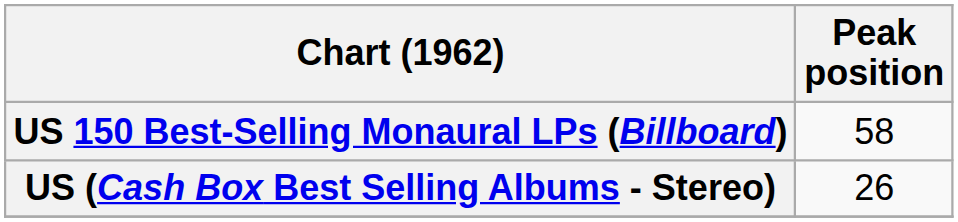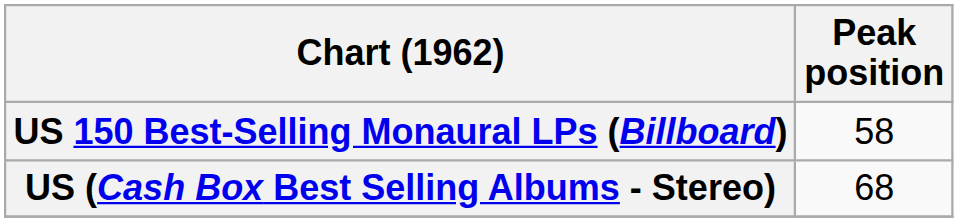(874, 187) 26 -> (874, 187) 68
